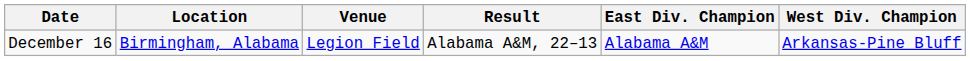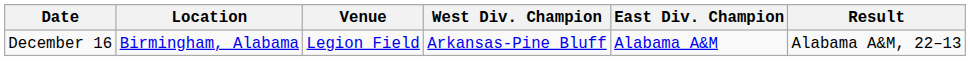columns swapped: (872, 17) <-> (512, 17)
